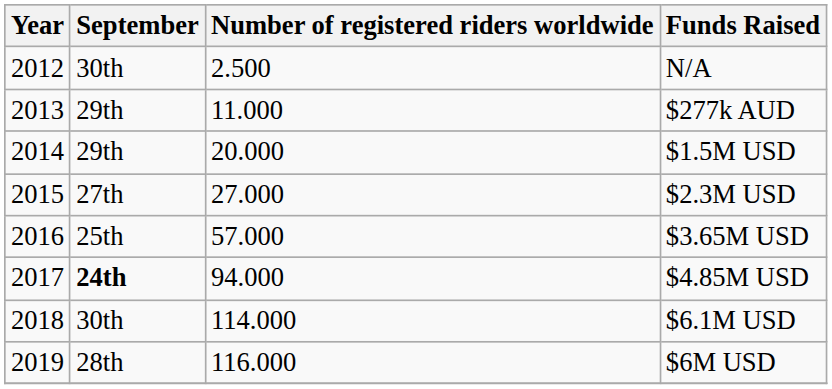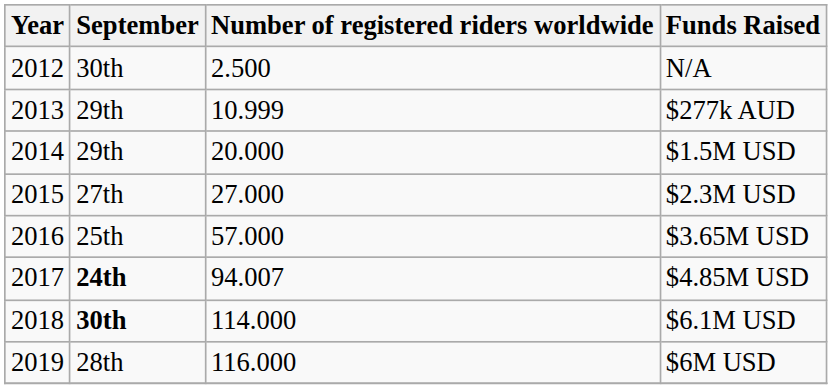(247, 109) 11.000 -> (248, 109) 10.999
(248, 278) 94.000 -> (248, 278) 94.007
(100, 320) normal -> (101, 320) bold
